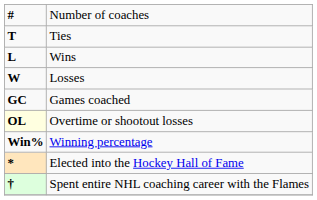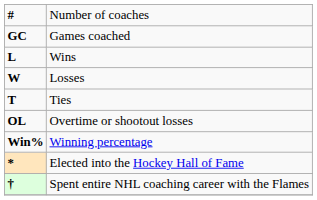rows swapped: (90, 100) <-> (60, 36)
(17, 121) lightyellow background -> (17, 121) no background
